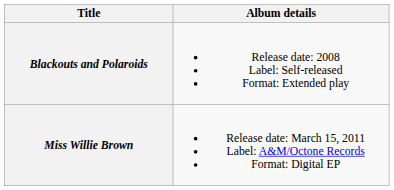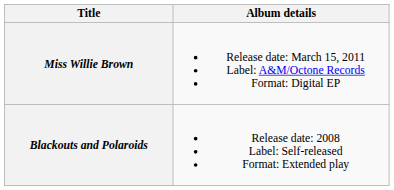rows swapped: (89, 63) <-> (89, 144)
